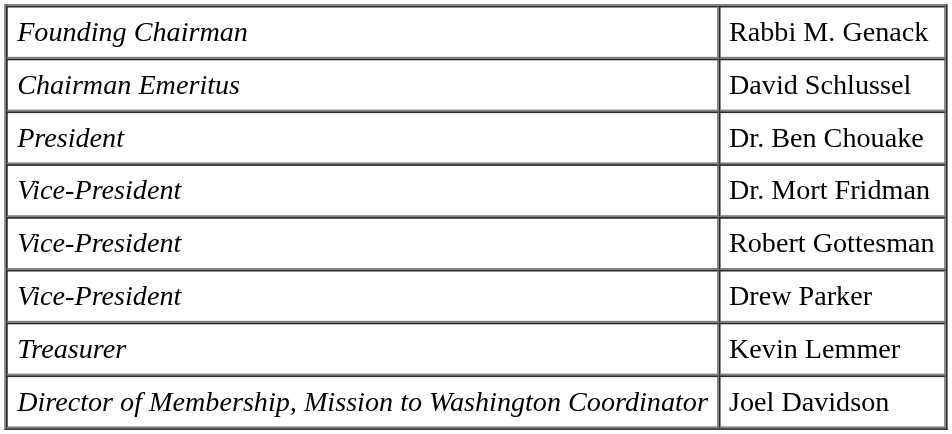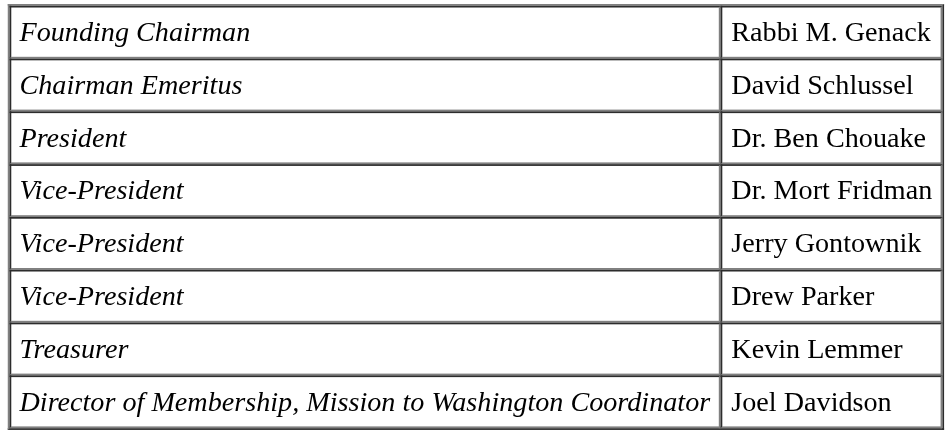+ row: (826, 242)
- row: (832, 242)
